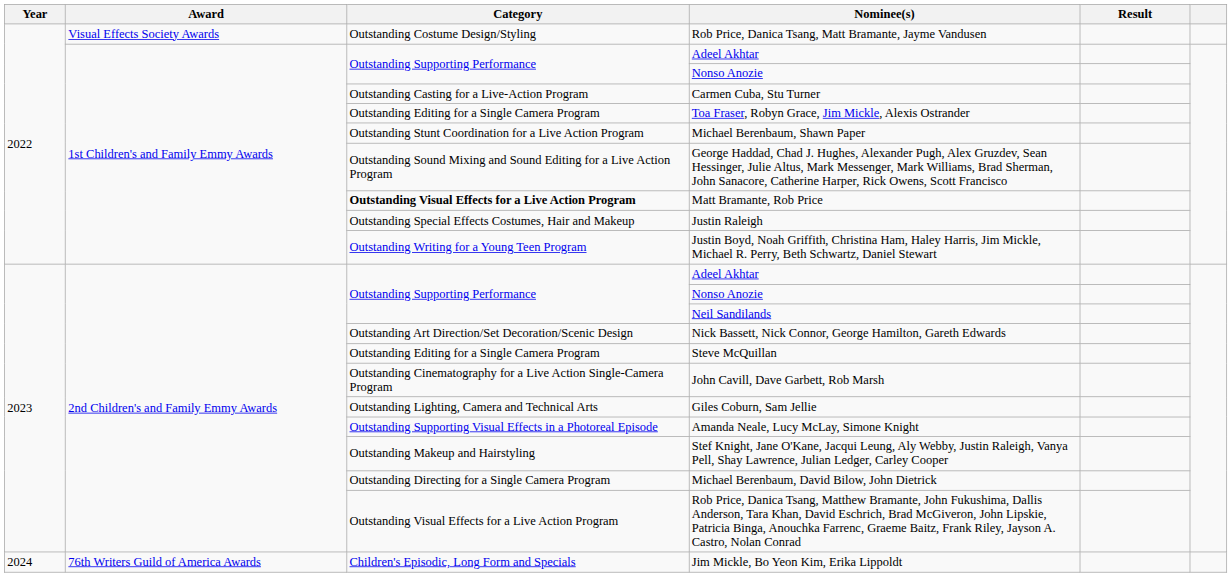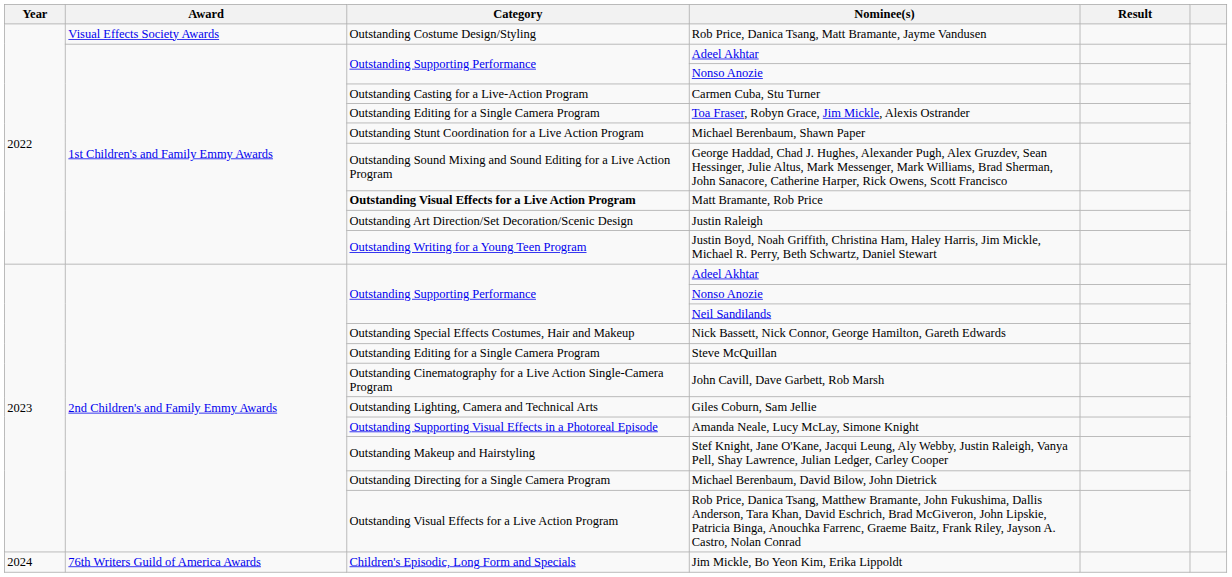(492, 220) Outstanding Special Effects Costumes, Hair and Makeup -> (491, 220) Outstanding Art Direction/Set Decoration/Scenic Design
(491, 333) Outstanding Art Direction/Set Decoration/Scenic Design -> (492, 333) Outstanding Special Effects Costumes, Hair and Makeup
